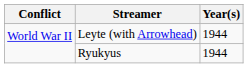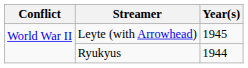(215, 33) 1944 -> (215, 33) 1945
